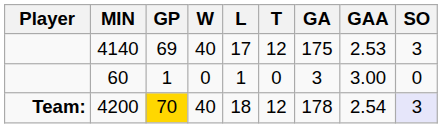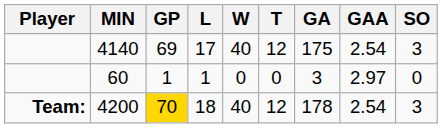columns swapped: (205, 19) <-> (241, 19)
(368, 48) 2.53 -> (368, 48) 2.54
(368, 78) 3.00 -> (368, 78) 2.97
(417, 107) lavender background -> (417, 107) no background
